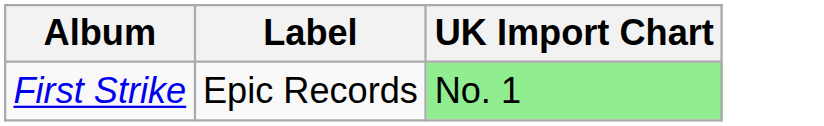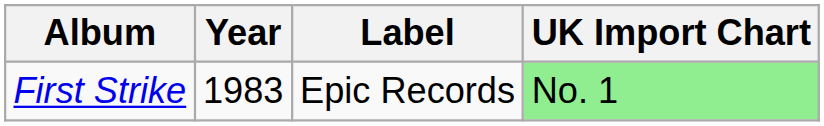+ column: (243, 33)
